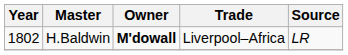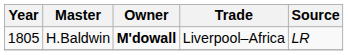(24, 38) 1802 -> (24, 38) 1805
